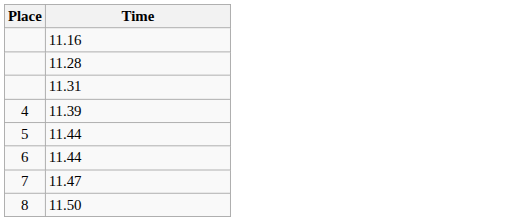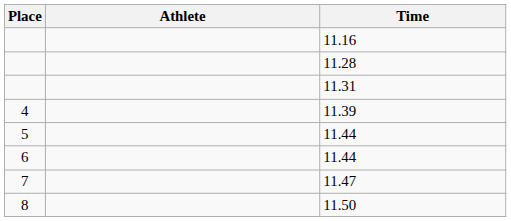+ column: (183, 16)
